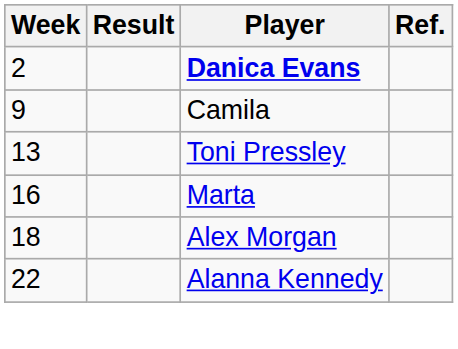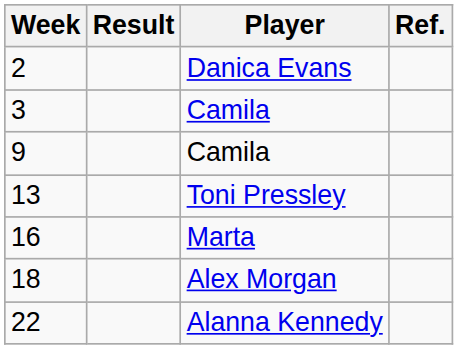(274, 68) bold -> (269, 68) normal
+ row: (18, 110)
